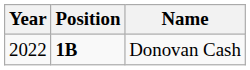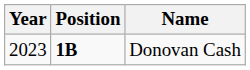(28, 49) 2022 -> (28, 49) 2023
